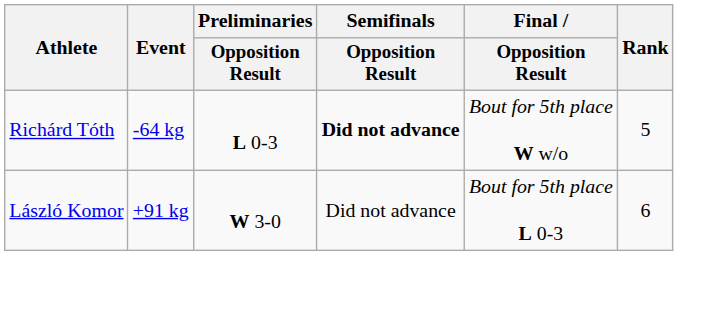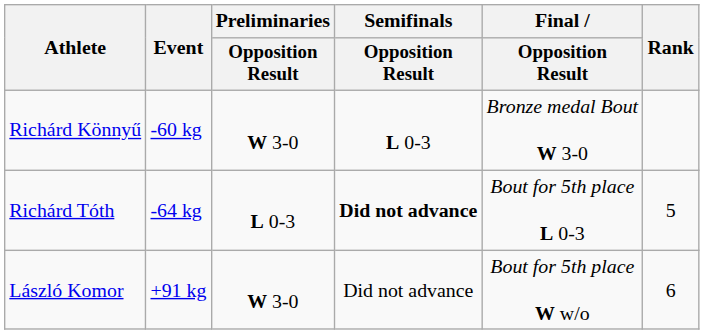+ row: (75, 130)
(541, 130) Bout for 5th place W w/o -> (562, 210) Bout for 5th place L 0-3
(541, 210) Bout for 5th place L 0-3 -> (562, 289) Bout for 5th place W w/o
